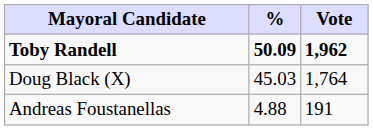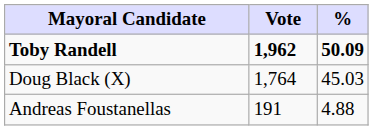columns swapped: (334, 19) <-> (275, 19)
